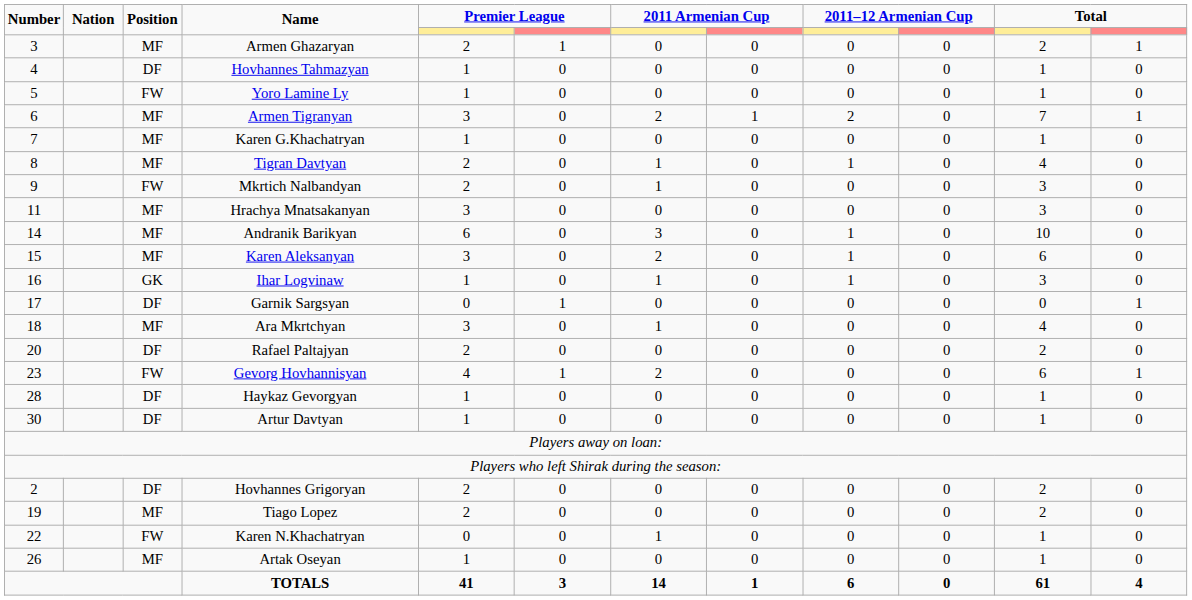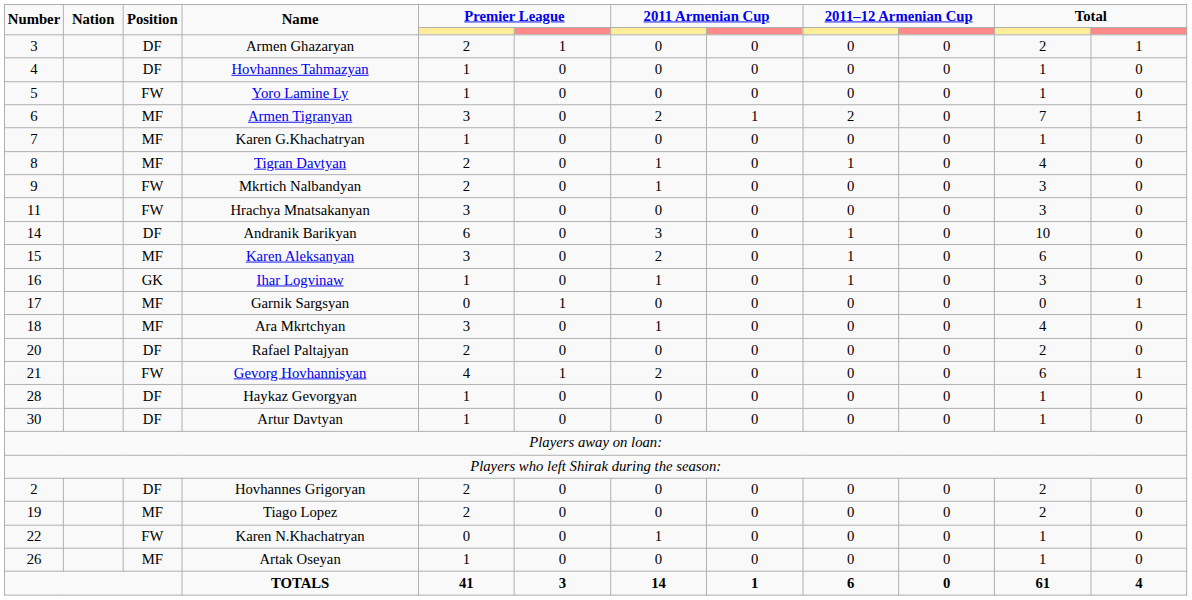(152, 46) MF -> (152, 46) DF
(152, 209) MF -> (152, 209) FW
(152, 233) MF -> (152, 233) DF
(152, 303) DF -> (152, 303) MF
(34, 373) 23 -> (34, 373) 21
